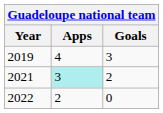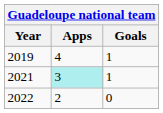(109, 56) 3 -> (109, 56) 1
(109, 77) 2 -> (109, 77) 1
